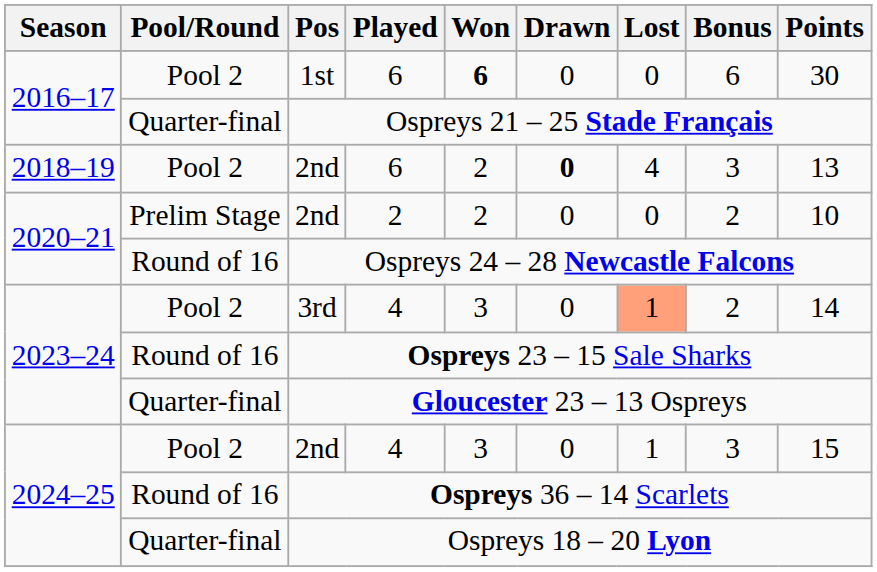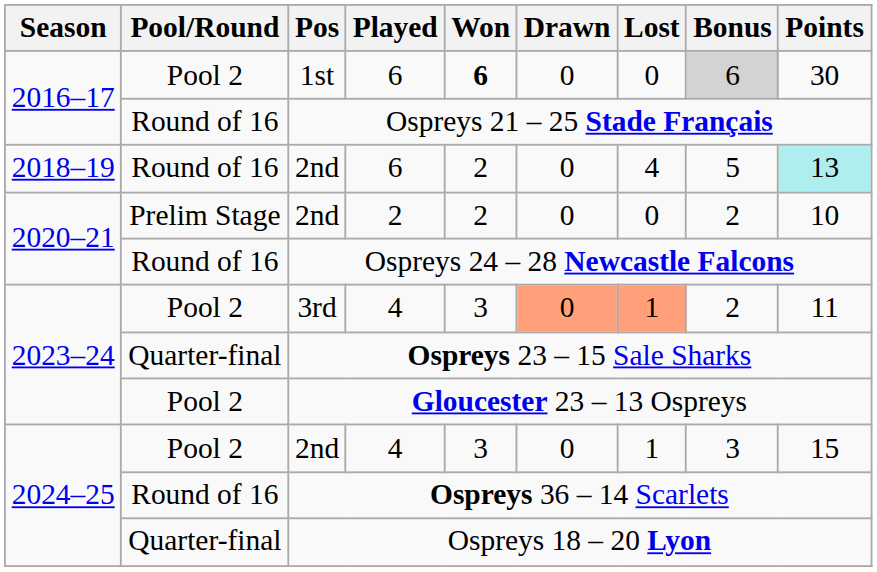(732, 74) no background -> (732, 74) lightgrey background
(205, 121) Quarter-final -> (205, 121) Round of 16
(205, 167) Pool 2 -> (205, 167) Round of 16
(567, 167) bold -> (567, 167) normal
(732, 167) 3 -> (732, 167) 5
(825, 167) no background -> (825, 167) paleturquoise background
(567, 307) no background -> (567, 307) lightsalmon background
(825, 307) 14 -> (825, 307) 11
(205, 354) Round of 16 -> (205, 354) Quarter-final
(205, 401) Quarter-final -> (205, 401) Pool 2
